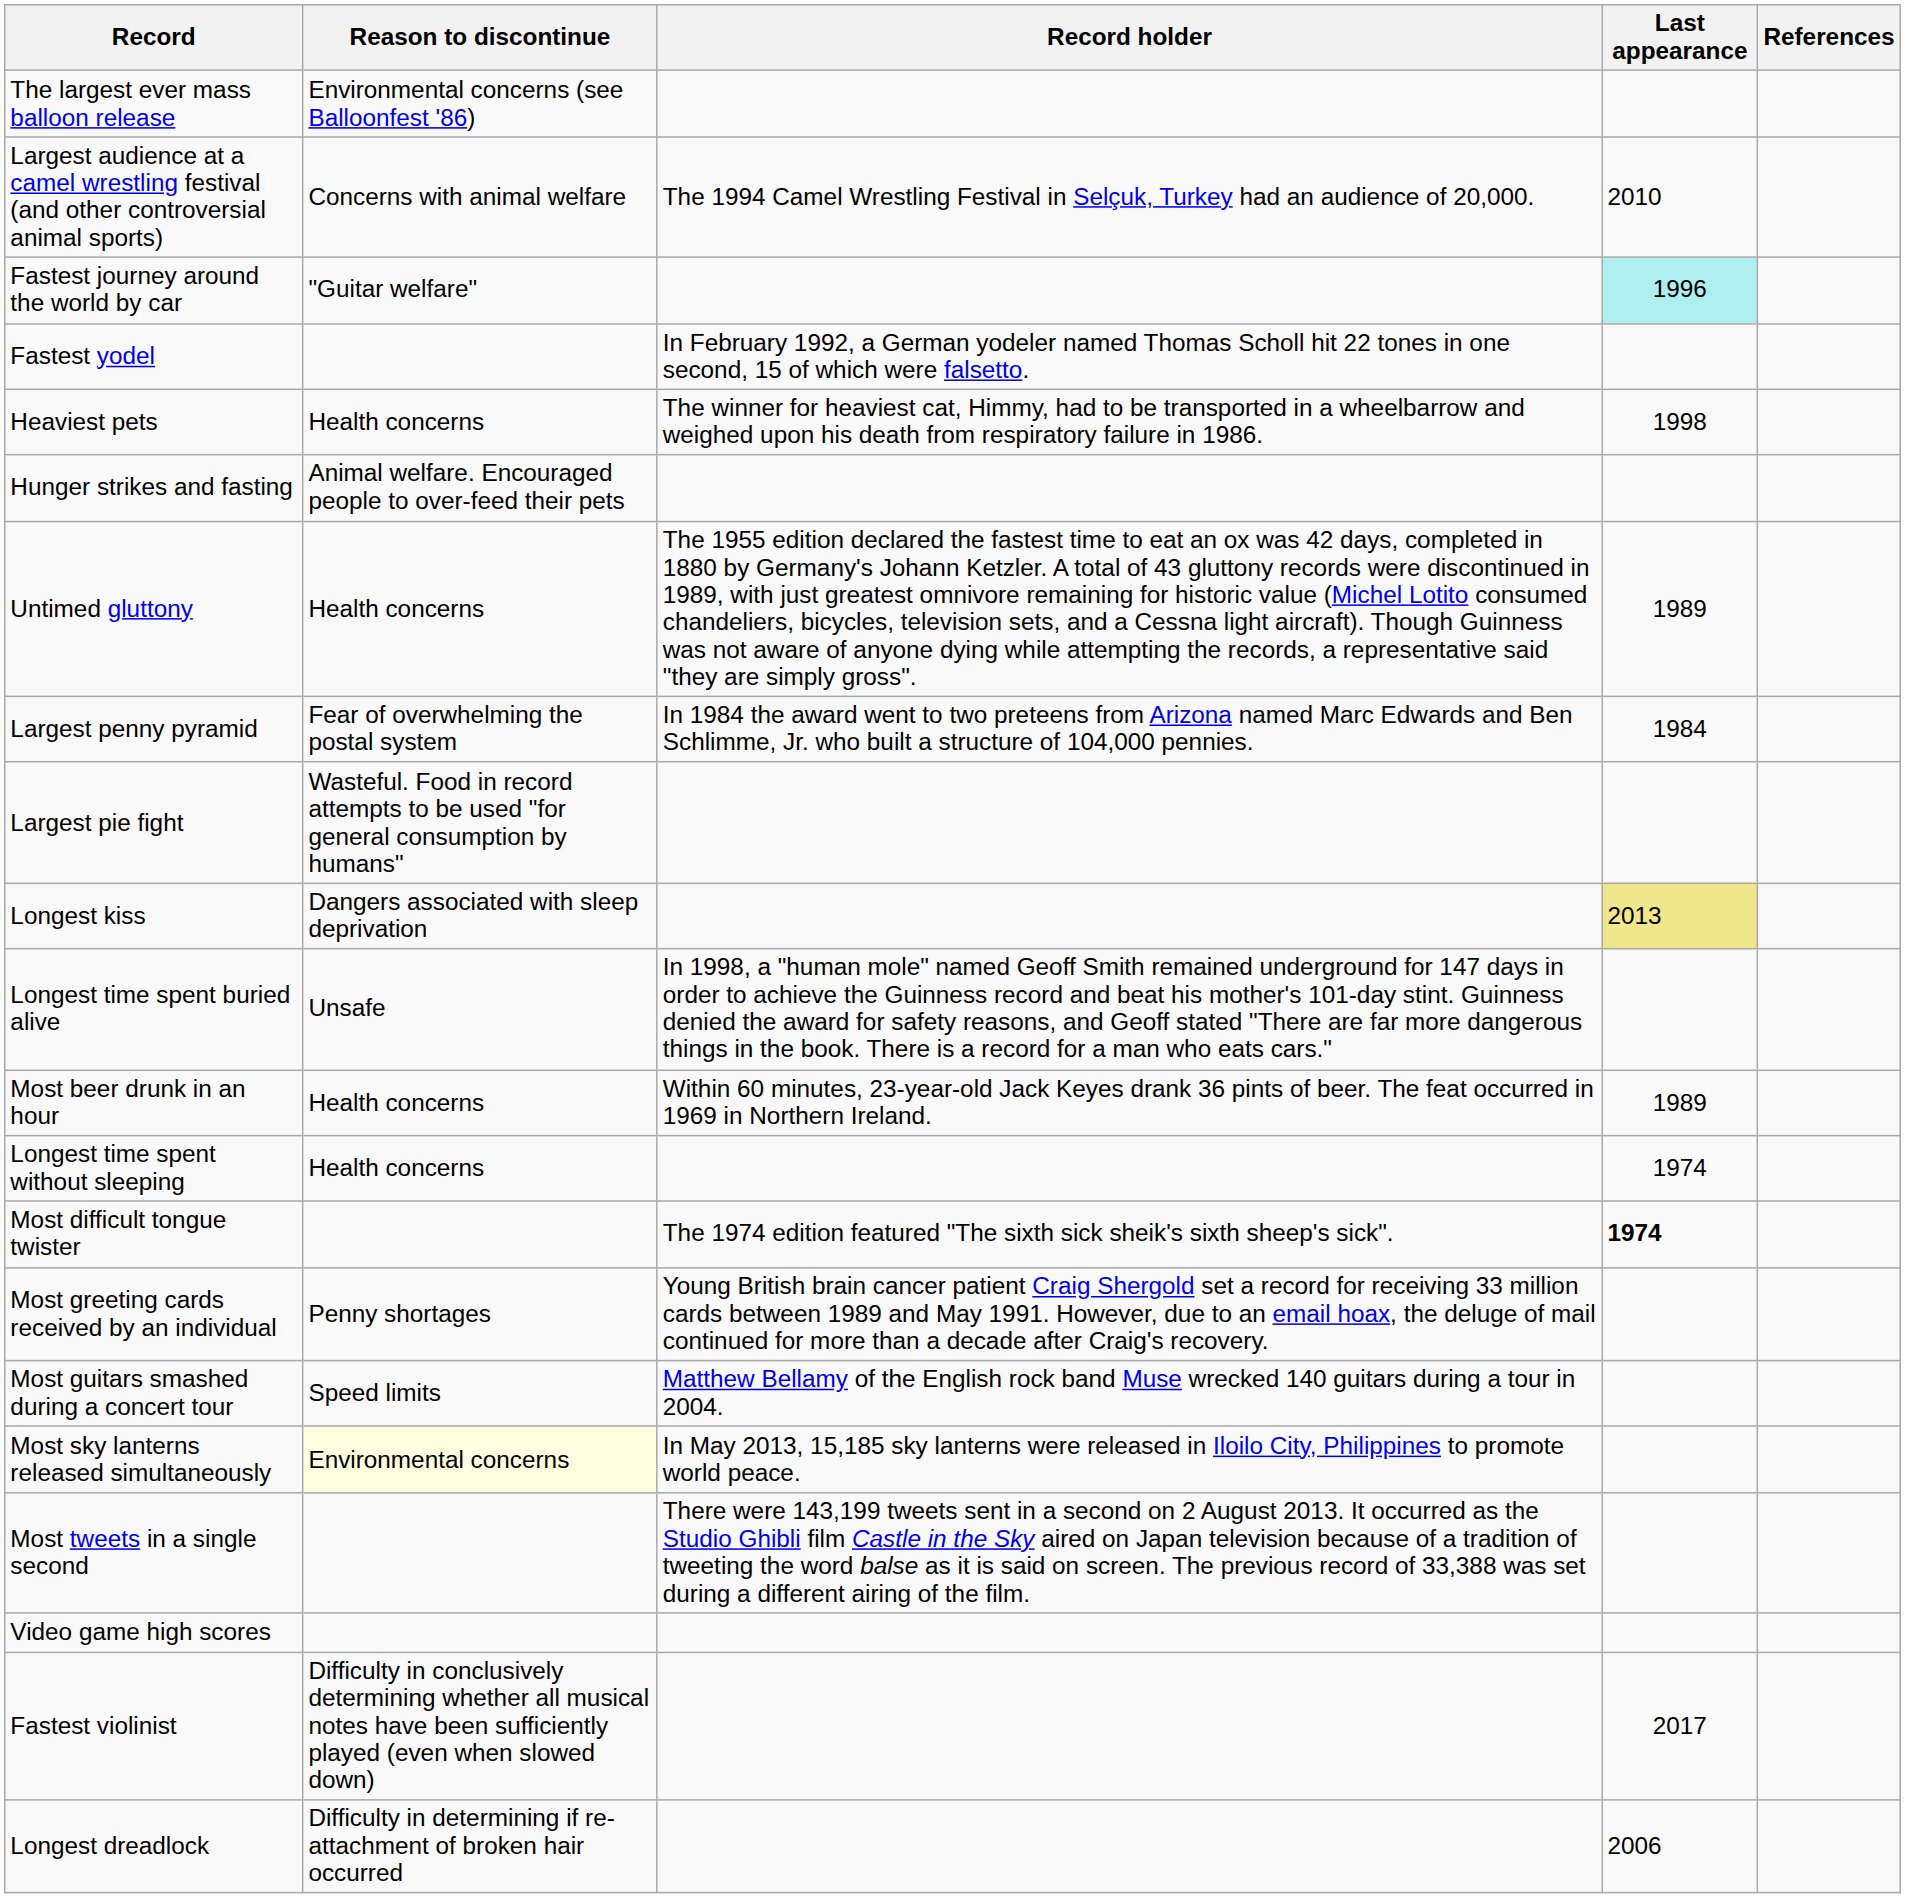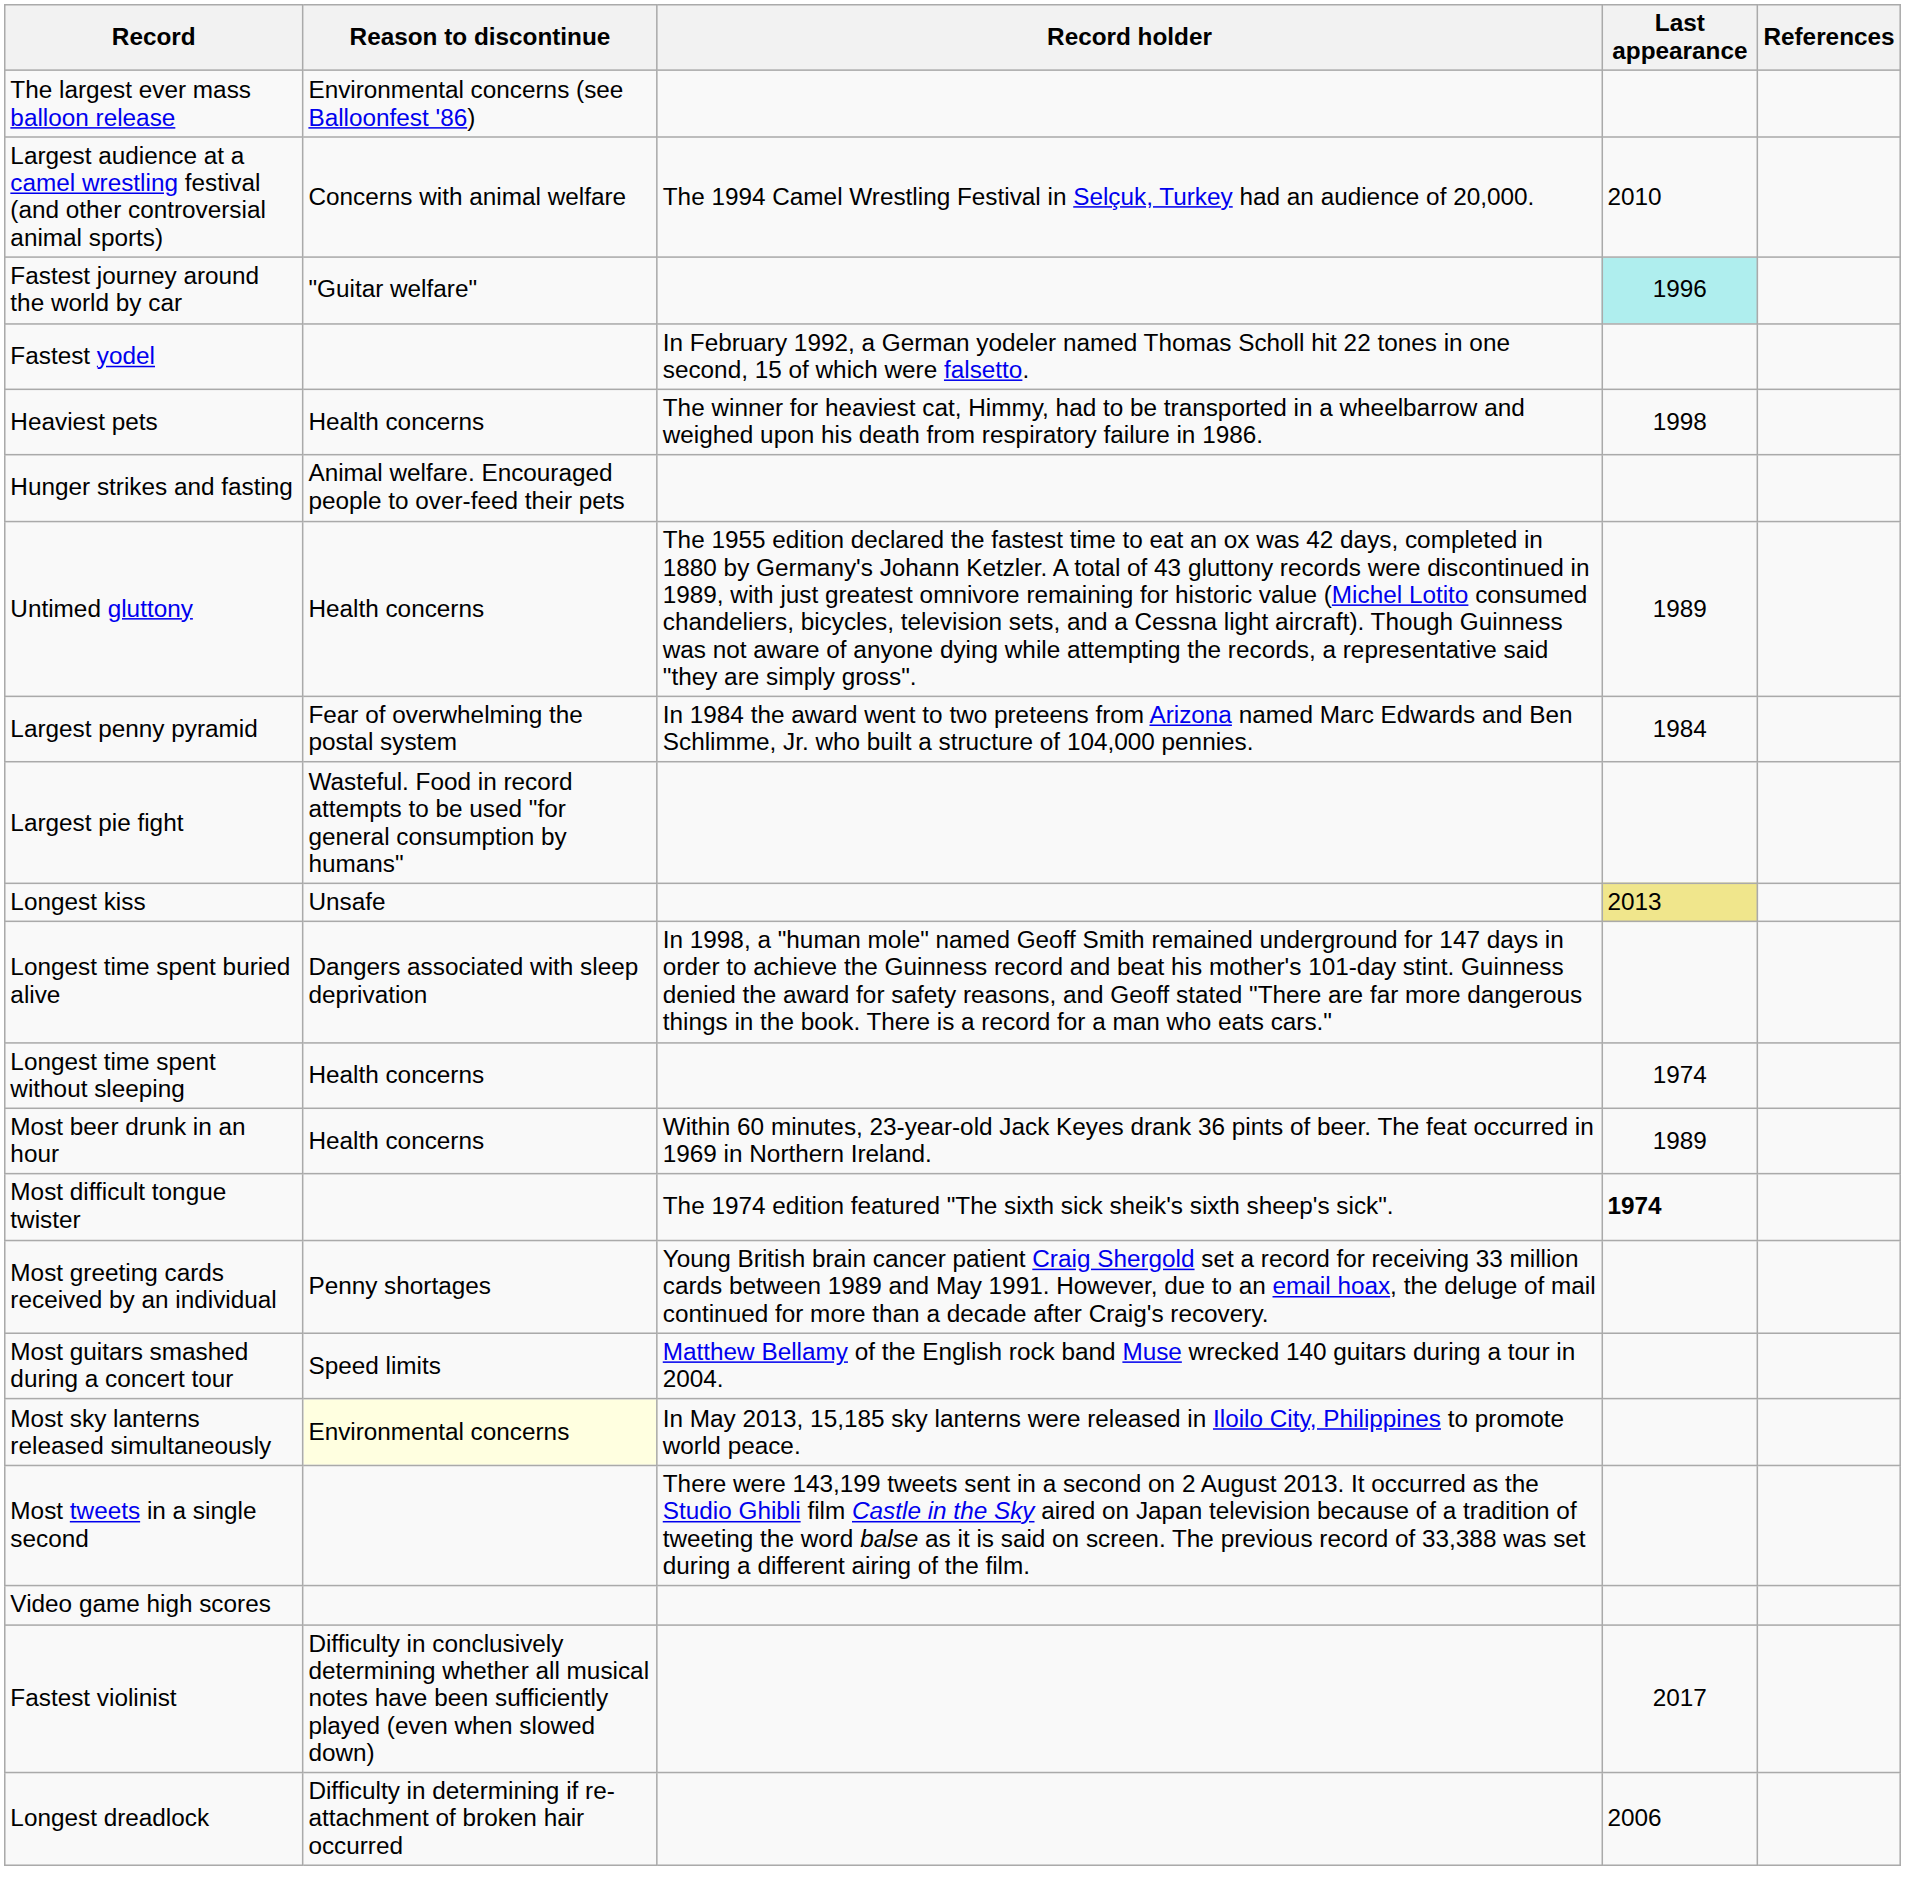(473, 915) Dangers associated with sleep deprivation -> (347, 901) Unsafe
(347, 1008) Unsafe -> (473, 981) Dangers associated with sleep deprivation
rows swapped: (113, 1168) <-> (128, 1102)
